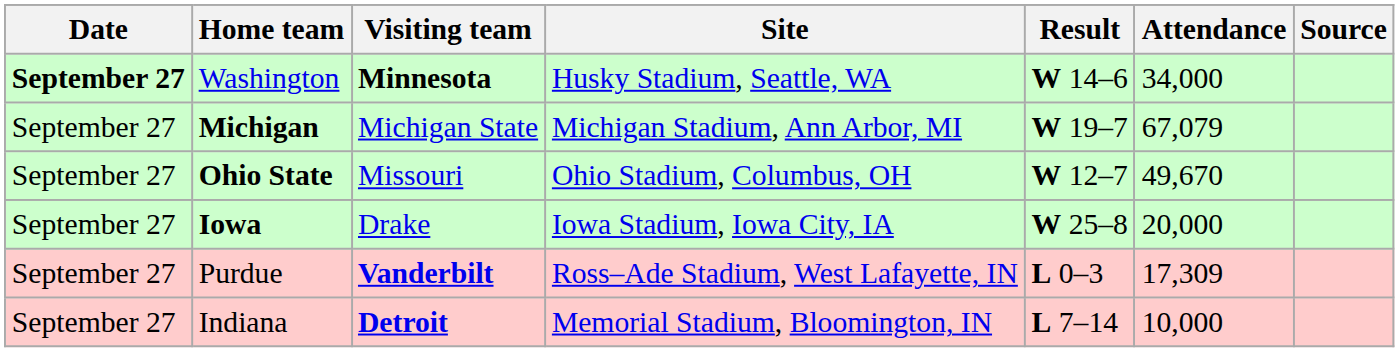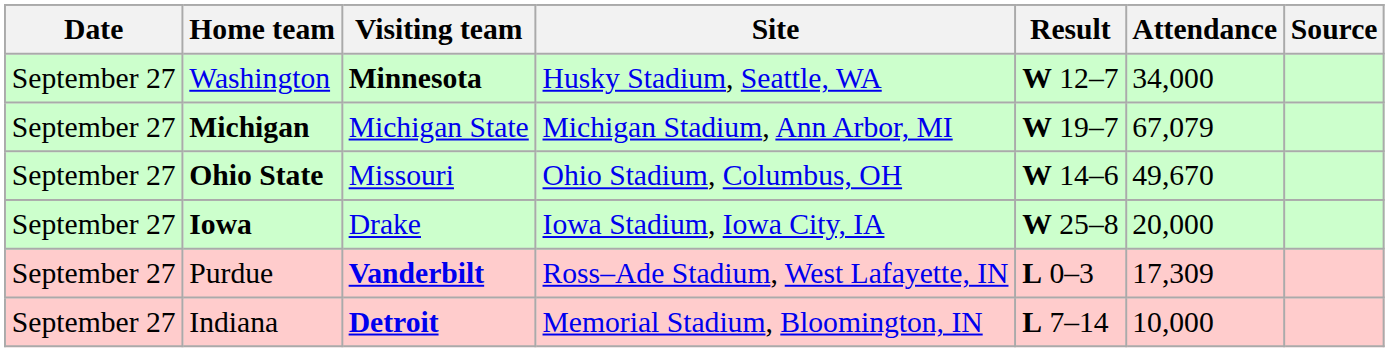(98, 77) bold -> (94, 77) normal
(1080, 77) W 14–6 -> (1070, 77) W 12–7
(1080, 175) W 12–7 -> (1070, 175) W 14–6
